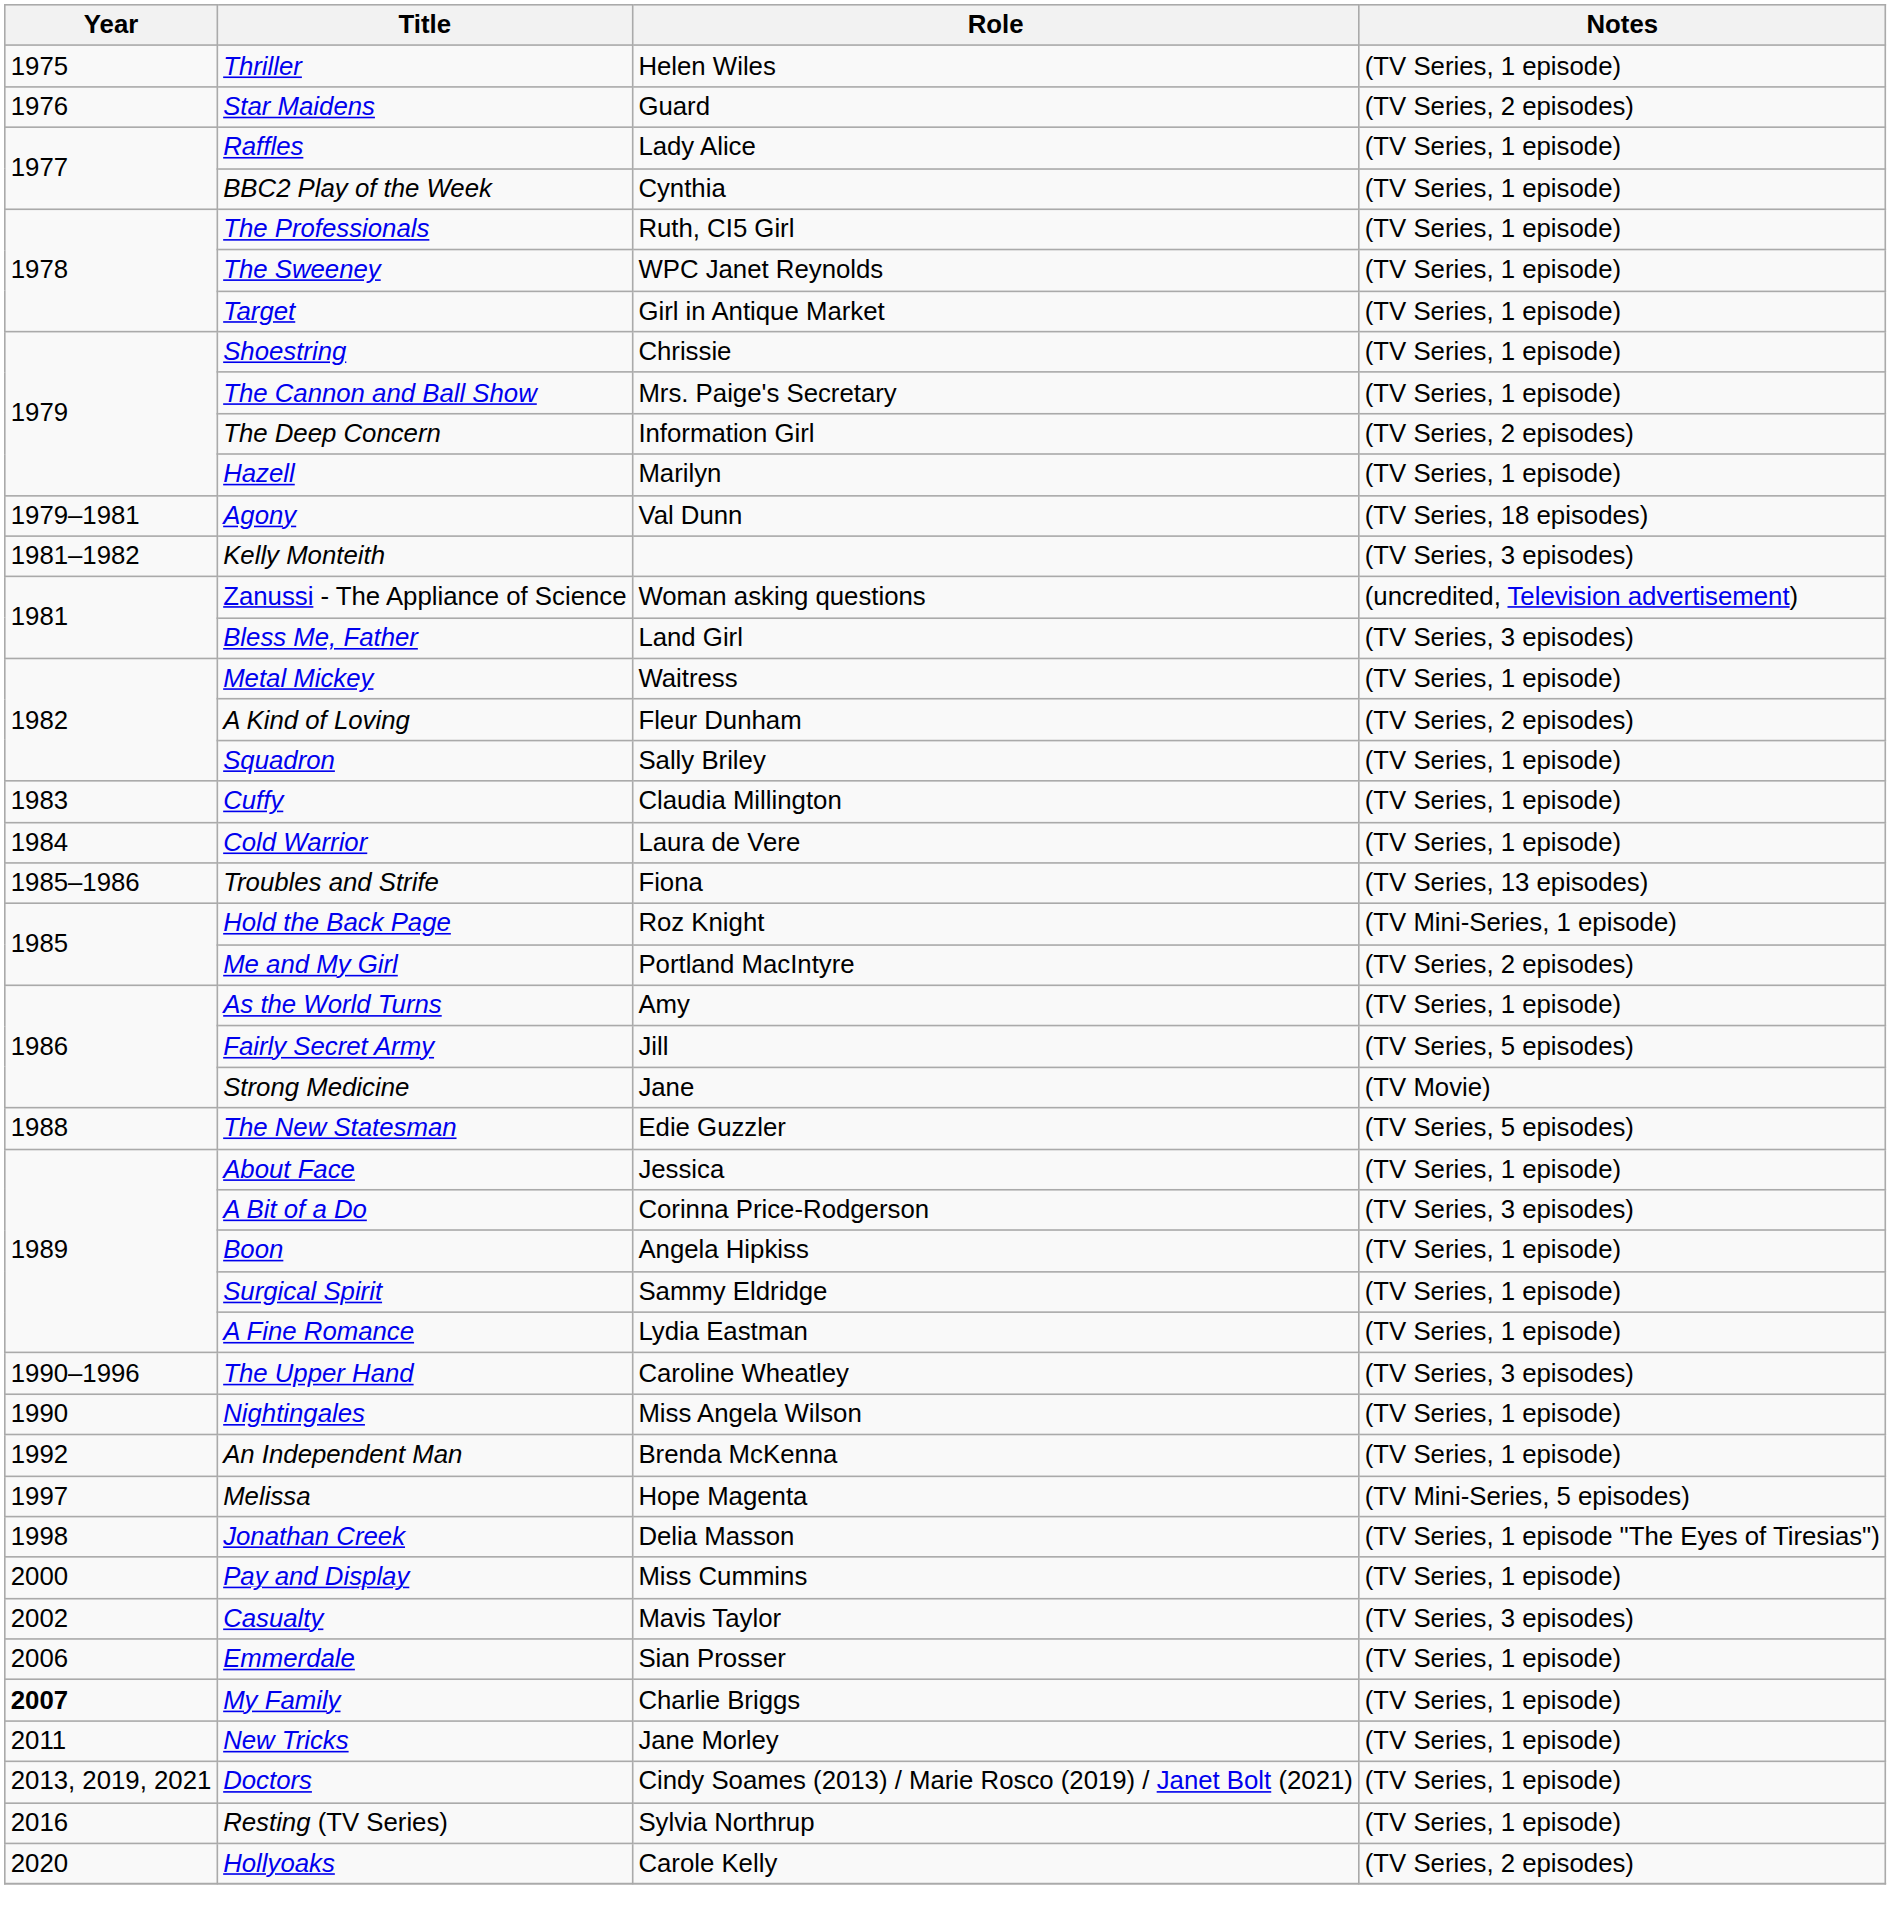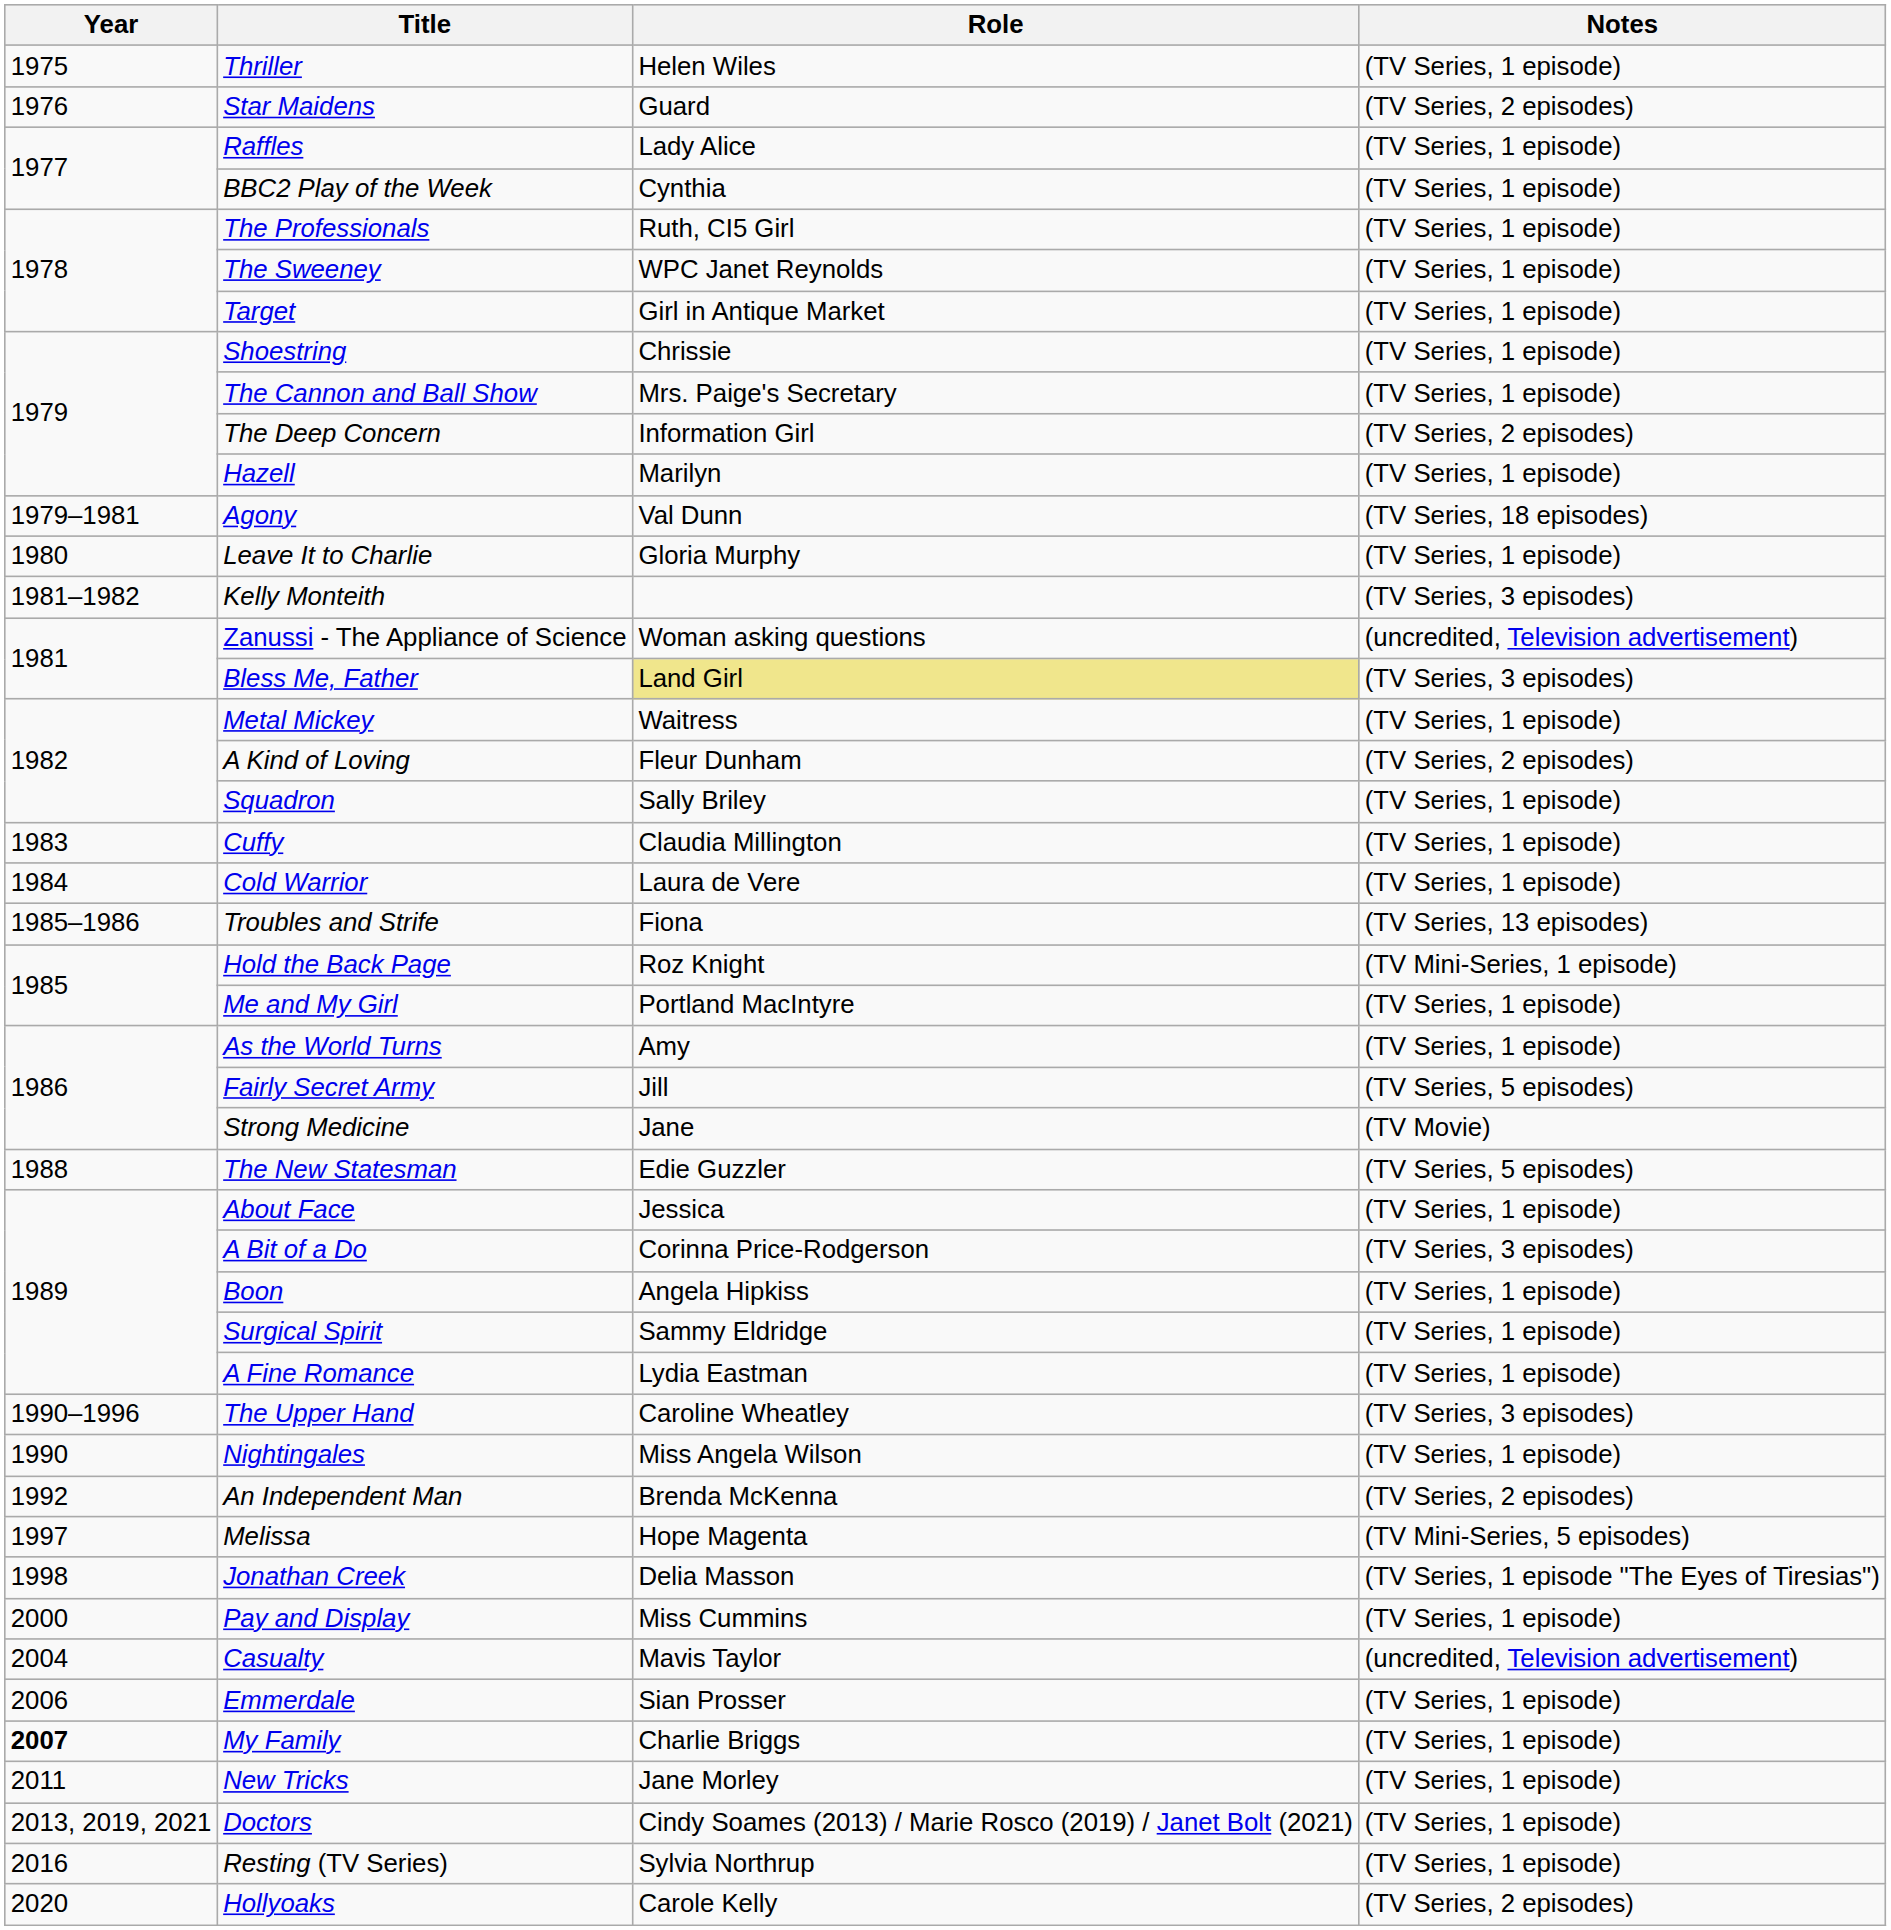+ row: (328, 556)
(691, 637) no background -> (691, 678) khaki background
(1499, 964) (TV Series, 2 episodes) -> (1493, 1005) (TV Series, 1 episode)
(1493, 1454) (TV Series, 1 episode) -> (1499, 1495) (TV Series, 2 episodes)
(39, 1618) 2002 -> (39, 1659) 2004
(1499, 1618) (TV Series, 3 episodes) -> (1581, 1659) (uncredited, Television advertisement)
